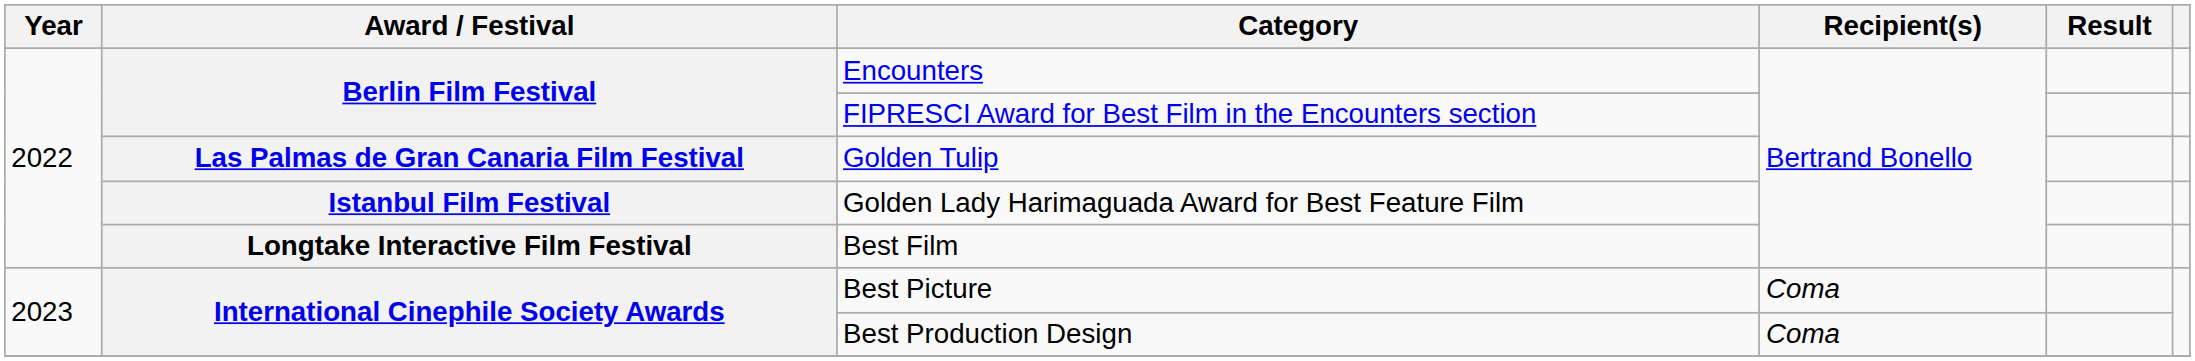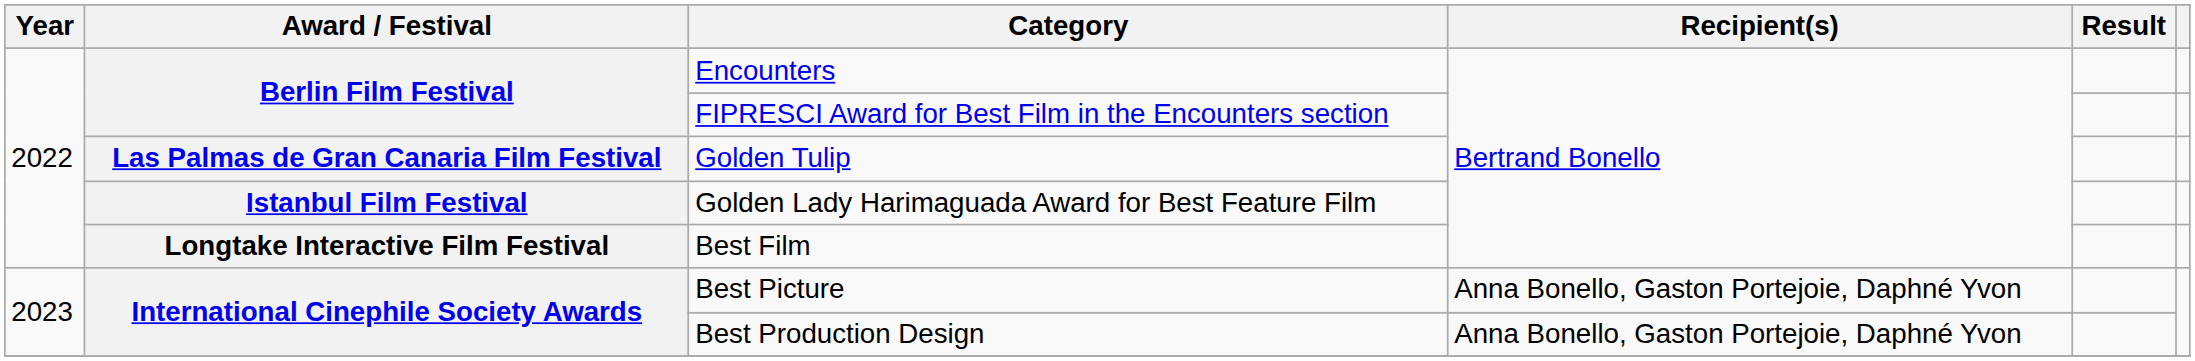(1803, 289) Coma -> (1738, 289) Anna Bonello, Gaston Portejoie, Daphné Yvon
(1803, 333) Coma -> (1738, 333) Anna Bonello, Gaston Portejoie, Daphné Yvon
